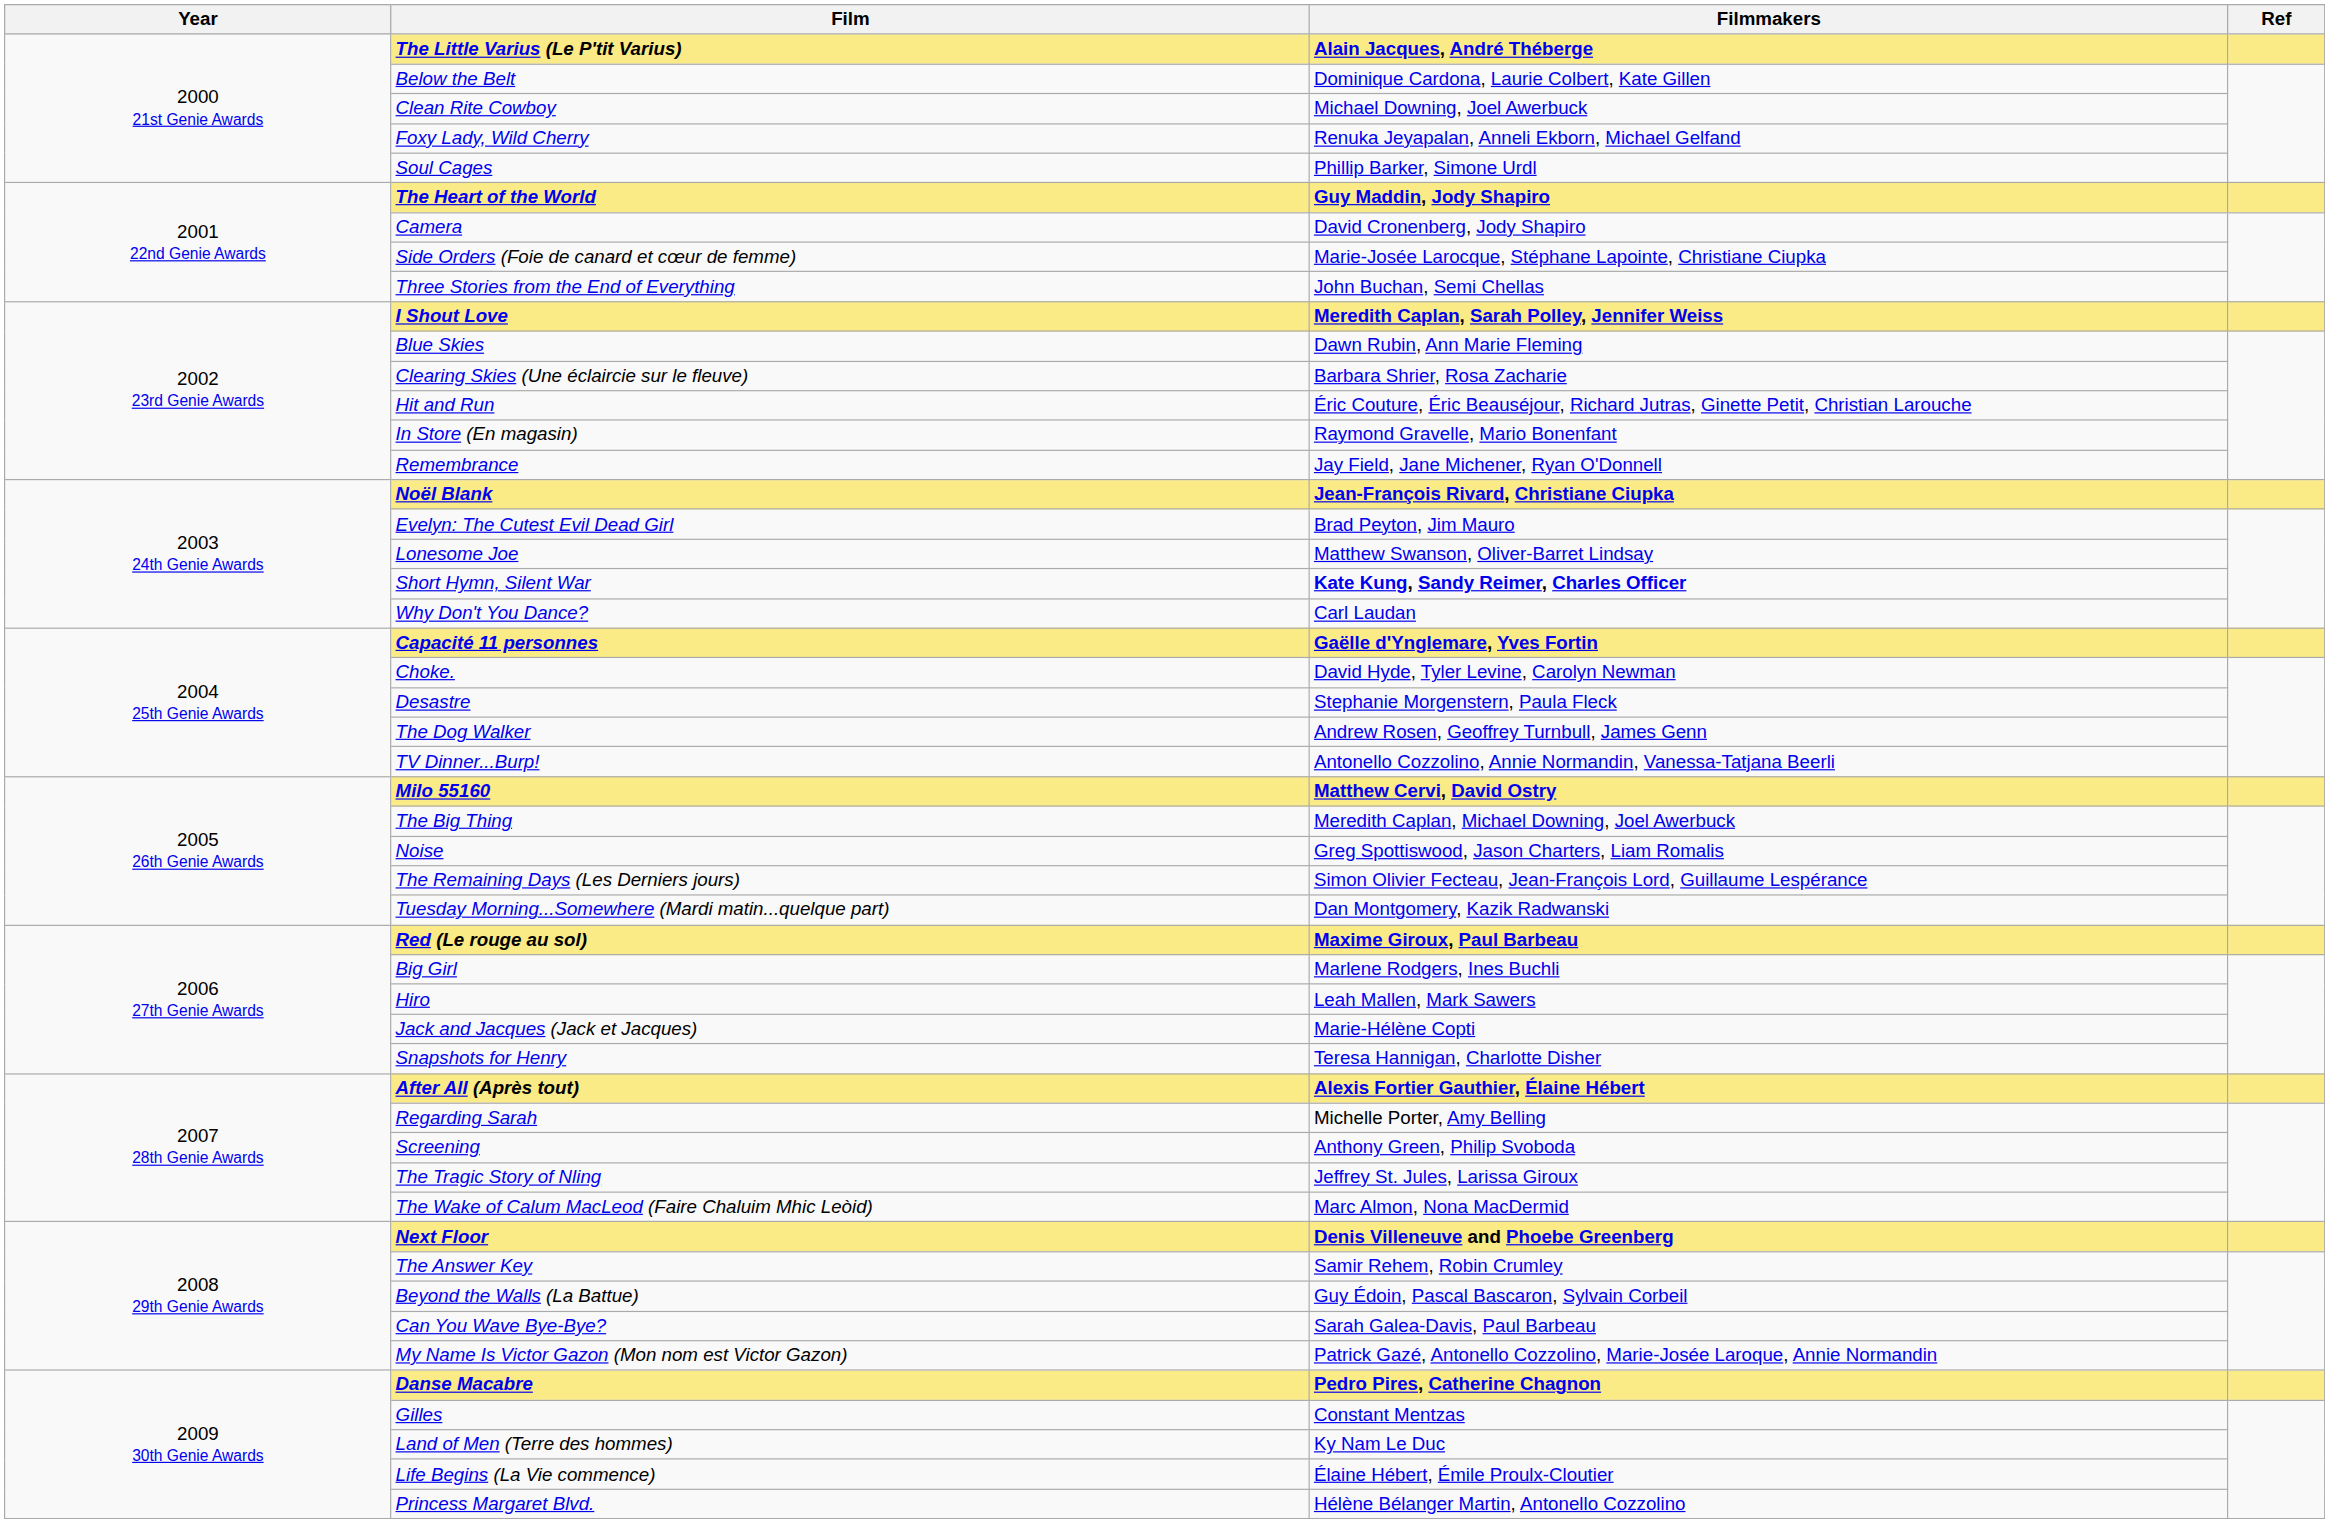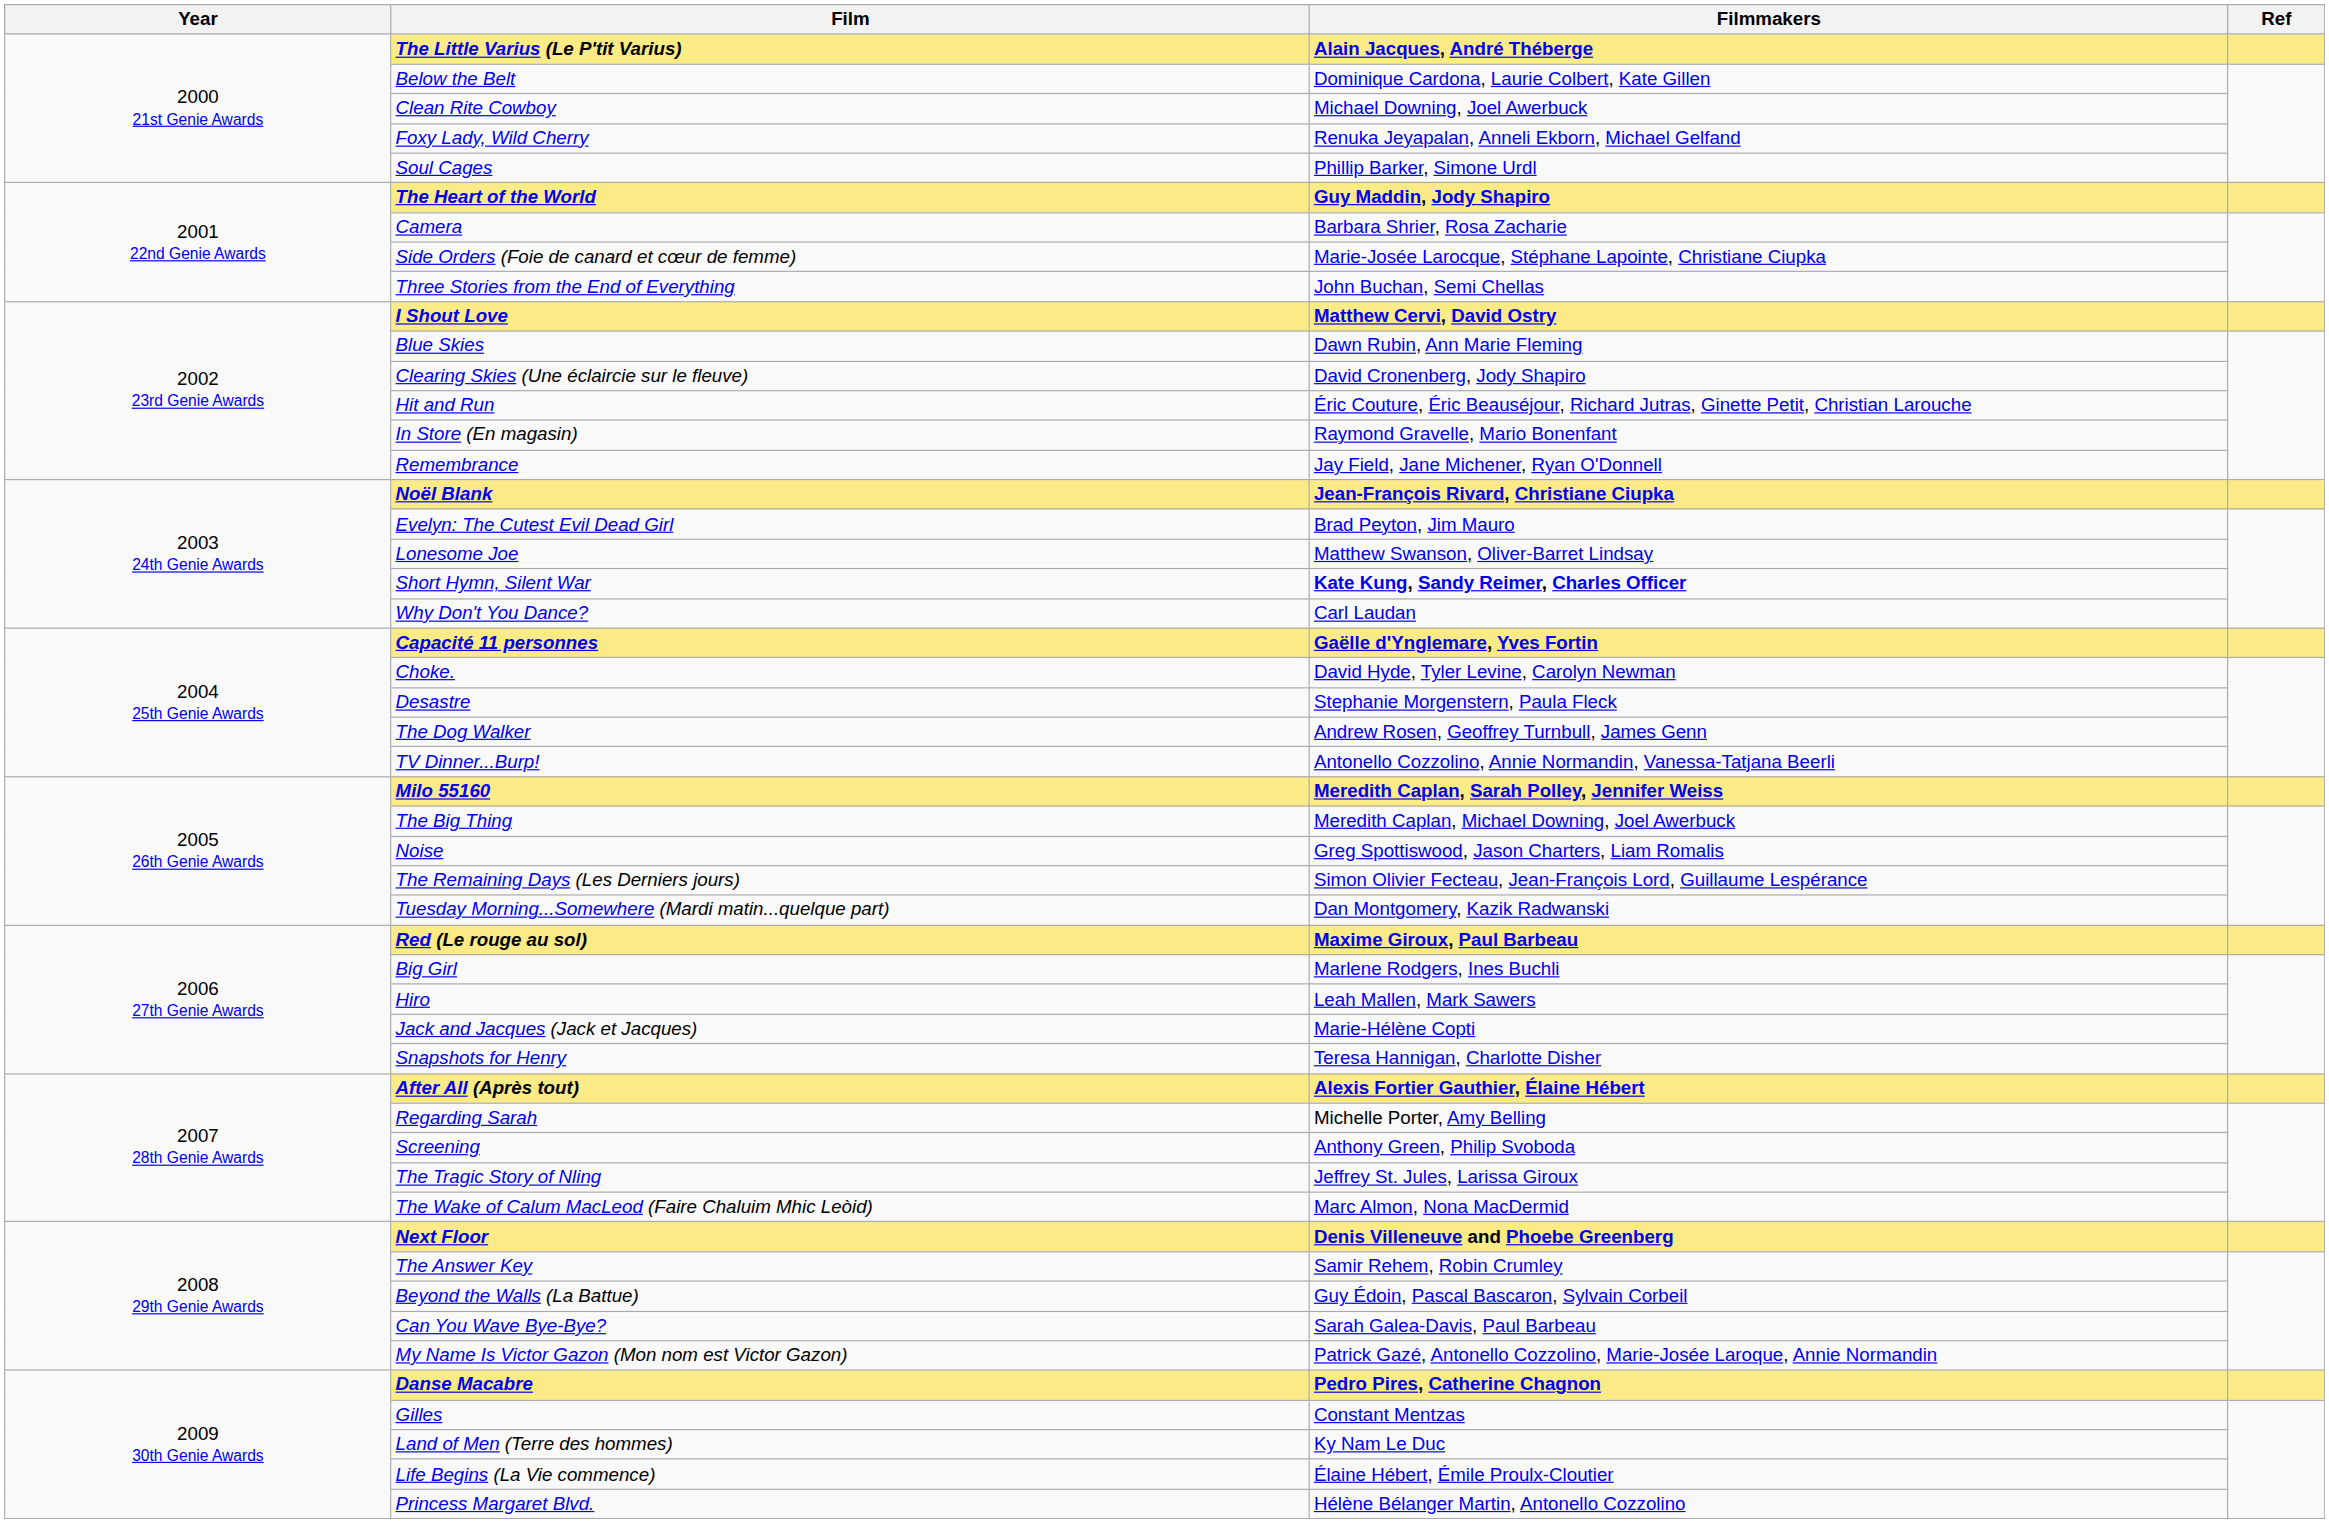(1450, 227) David Cronenberg, Jody Shapiro -> (1440, 227) Barbara Shrier, Rosa Zacharie
(1519, 316) Meredith Caplan, Sarah Polley, Jennifer Weiss -> (1435, 316) Matthew Cervi, David Ostry
(1440, 375) Barbara Shrier, Rosa Zacharie -> (1450, 375) David Cronenberg, Jody Shapiro
(1435, 791) Matthew Cervi, David Ostry -> (1519, 791) Meredith Caplan, Sarah Polley, Jennifer Weiss
